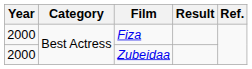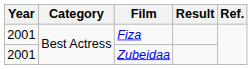(21, 34) 2000 -> (21, 34) 2001
(21, 54) 2000 -> (21, 54) 2001
